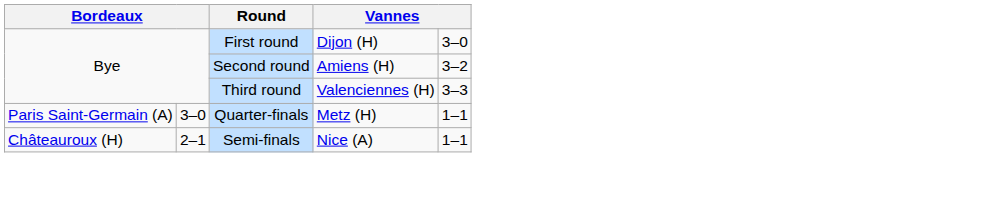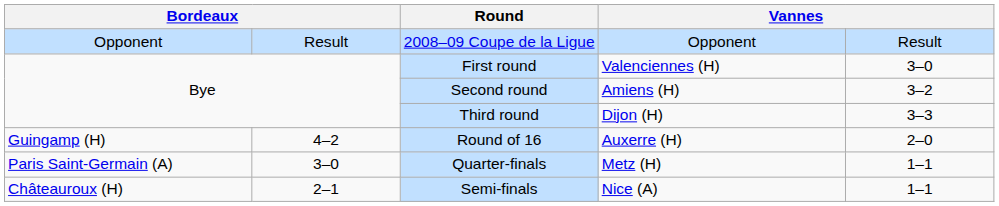+ row: (499, 41)
(347, 41) Dijon (H) -> (661, 66) Valenciennes (H)
(376, 90) Valenciennes (H) -> (632, 115) Dijon (H)
+ row: (499, 139)
